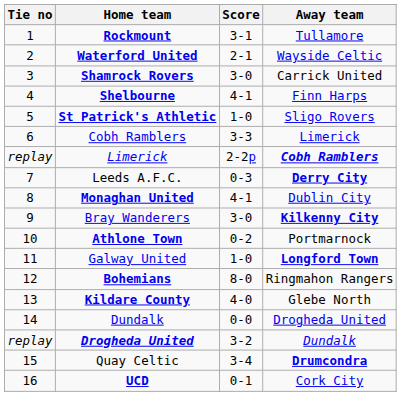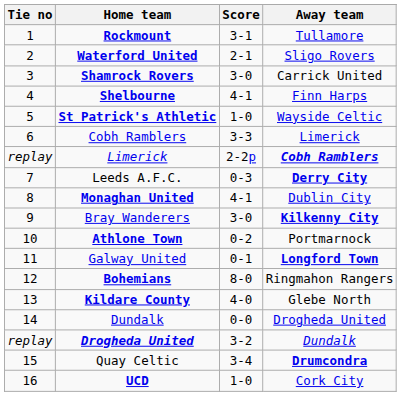(330, 55) Wayside Celtic -> (330, 55) Sligo Rovers
(330, 116) Sligo Rovers -> (330, 116) Wayside Celtic
(241, 259) 1-0 -> (241, 259) 0-1
(241, 381) 0-1 -> (241, 381) 1-0
